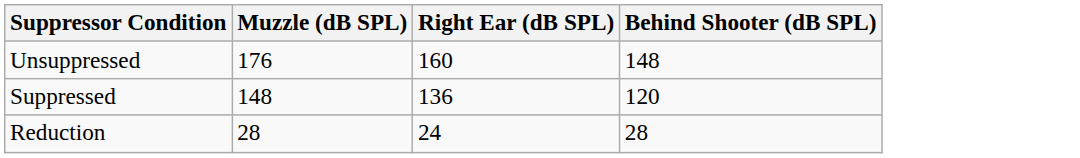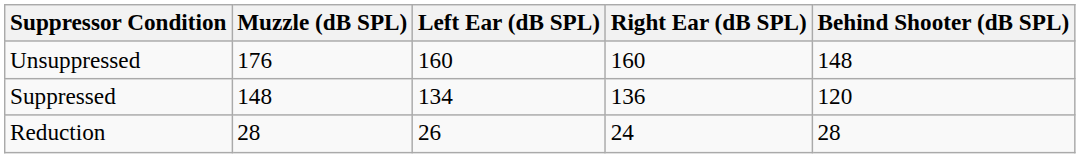+ column: (509, 22)
